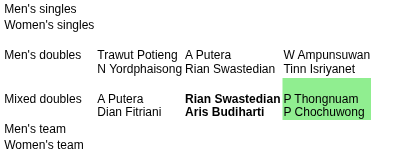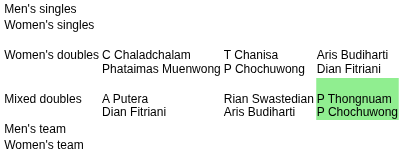- row: (43, 55)
+ row: (52, 55)
(233, 105) bold -> (269, 105) normal
